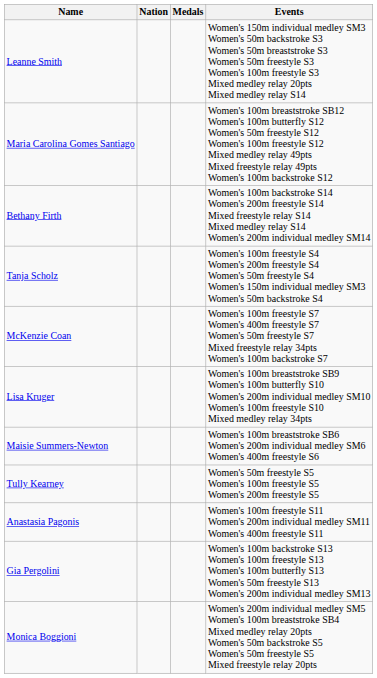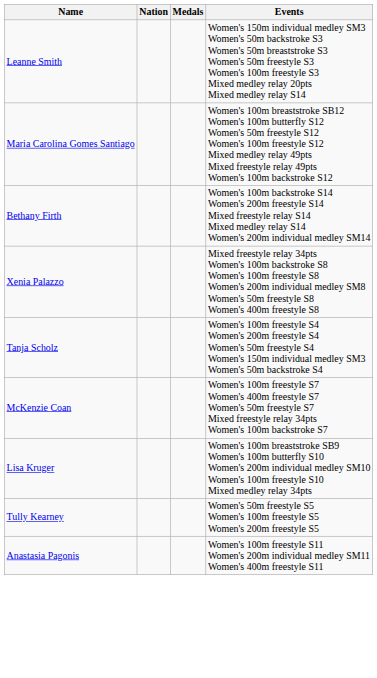+ row: (35, 281)
- row: (57, 446)
- row: (33, 571)
- row: (41, 637)
